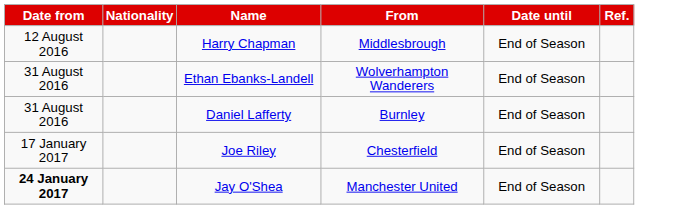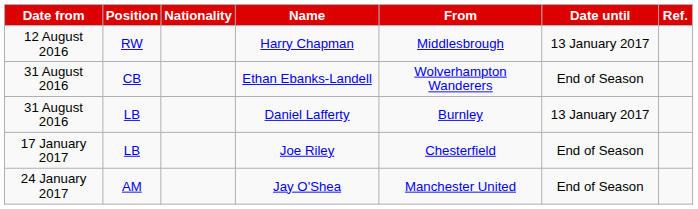+ column: (132, 15)
(542, 44) End of Season -> (600, 44) 13 January 2017
(542, 115) End of Season -> (600, 115) 13 January 2017
(54, 186) bold -> (54, 186) normal
